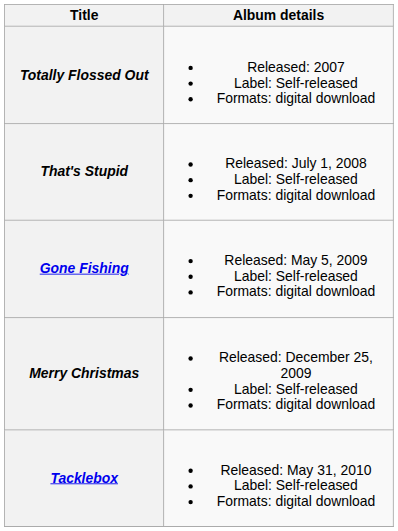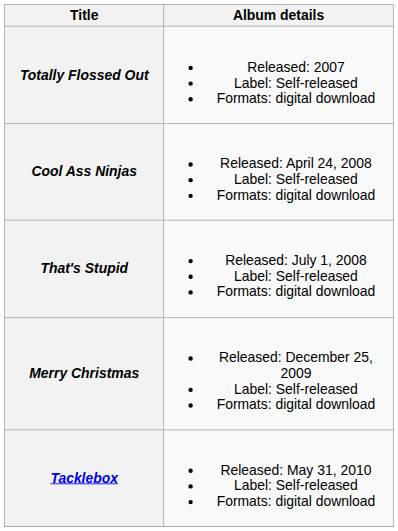+ row: (84, 171)
- row: (84, 268)
